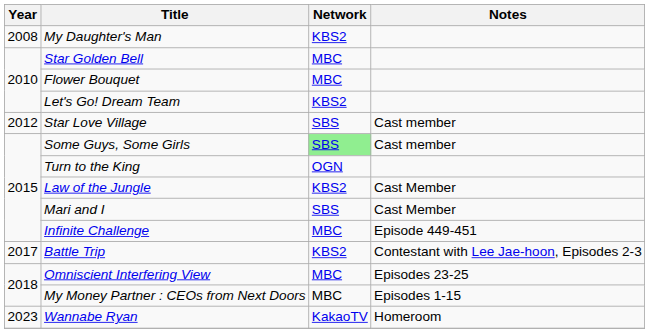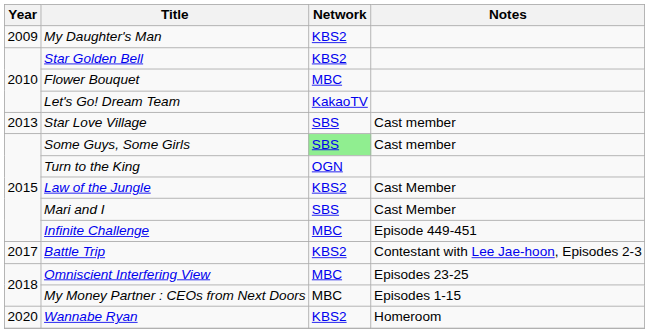(23, 36) 2008 -> (23, 36) 2009
(327, 58) MBC -> (329, 58) KBS2
(329, 101) KBS2 -> (340, 101) KakaoTV
(23, 123) 2012 -> (23, 123) 2013
(23, 317) 2023 -> (23, 317) 2020
(340, 317) KakaoTV -> (329, 317) KBS2
